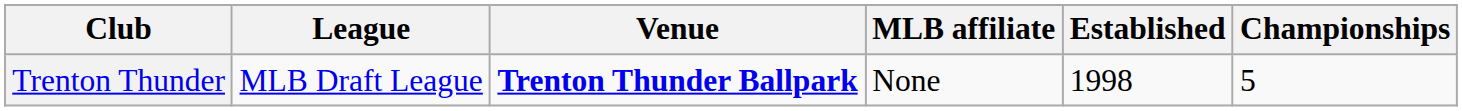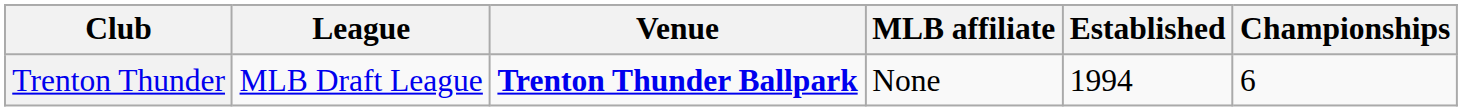(1101, 79) 1998 -> (1101, 79) 1994
(1248, 79) 5 -> (1248, 79) 6
